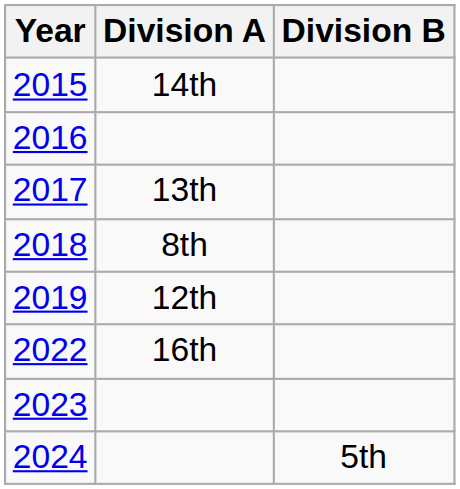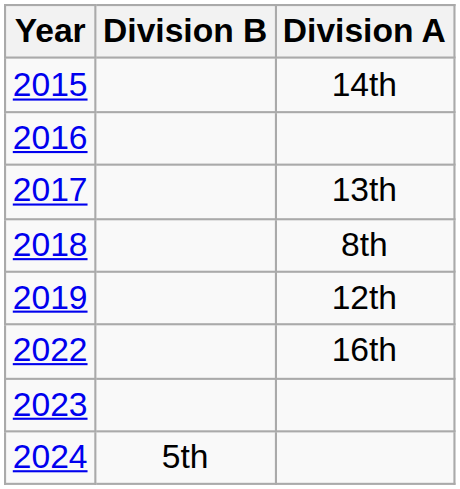columns swapped: (185, 31) <-> (364, 31)
